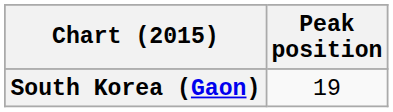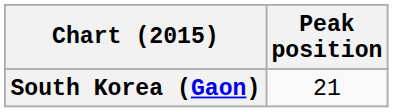(327, 88) 19 -> (327, 88) 21
